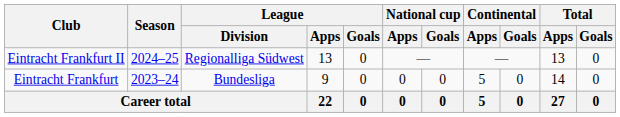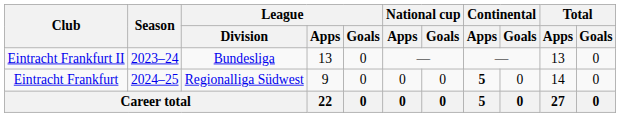(155, 58) 2024–25 -> (155, 58) 2023–24
(244, 58) Regionalliga Südwest -> (244, 58) Bundesliga
(155, 79) 2023–24 -> (155, 79) 2024–25
(244, 79) Bundesliga -> (244, 79) Regionalliga Südwest
(482, 79) normal -> (482, 79) bold
